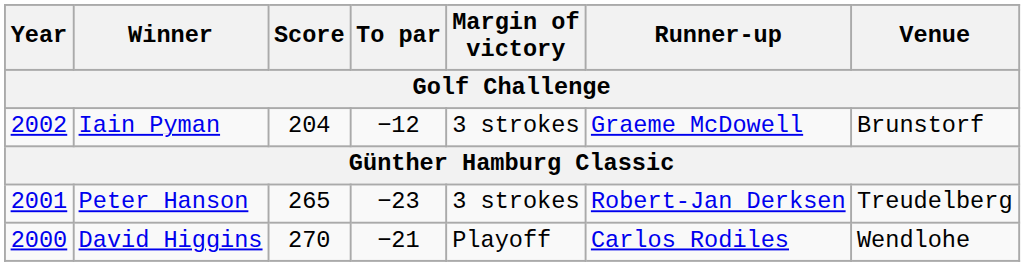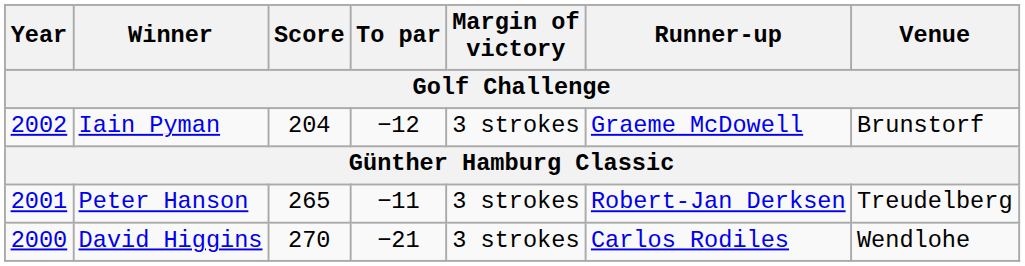(398, 203) −23 -> (398, 203) −11
(502, 241) Playoff -> (516, 241) 3 strokes
